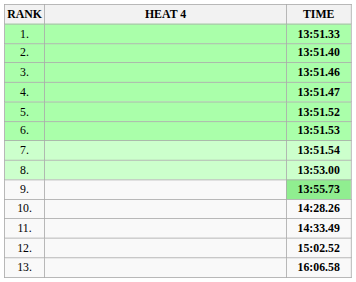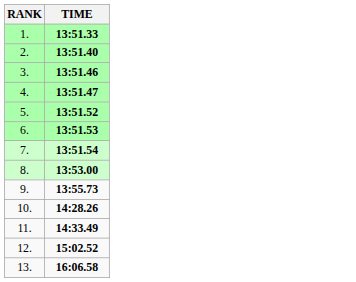- column: (166, 14)
(319, 189) lightgreen background -> (77, 189) no background
